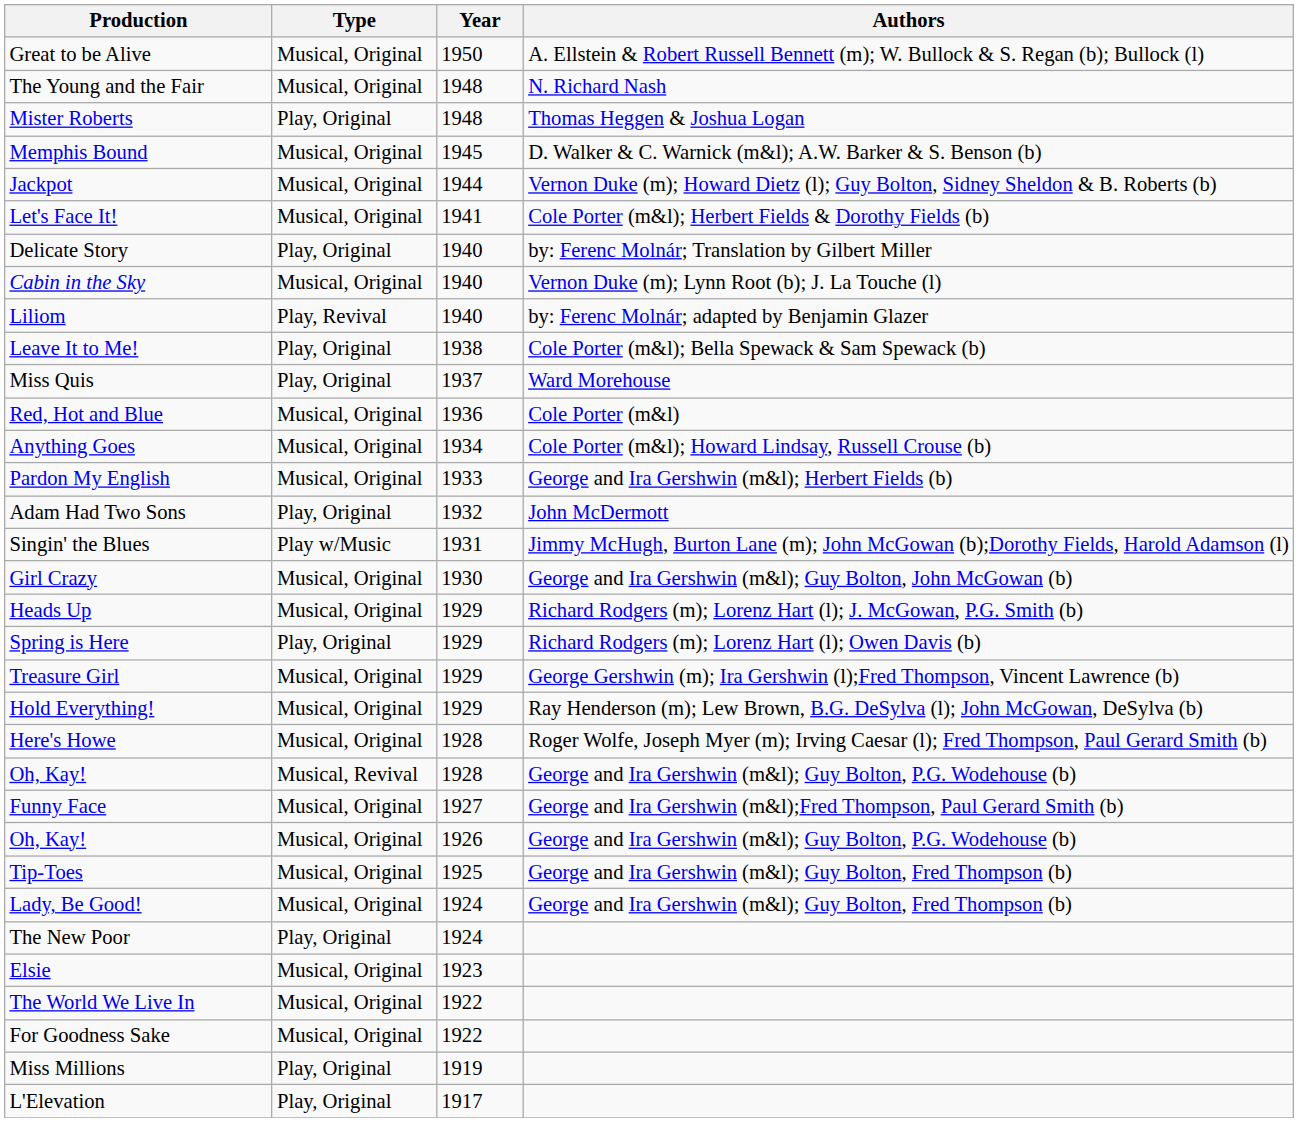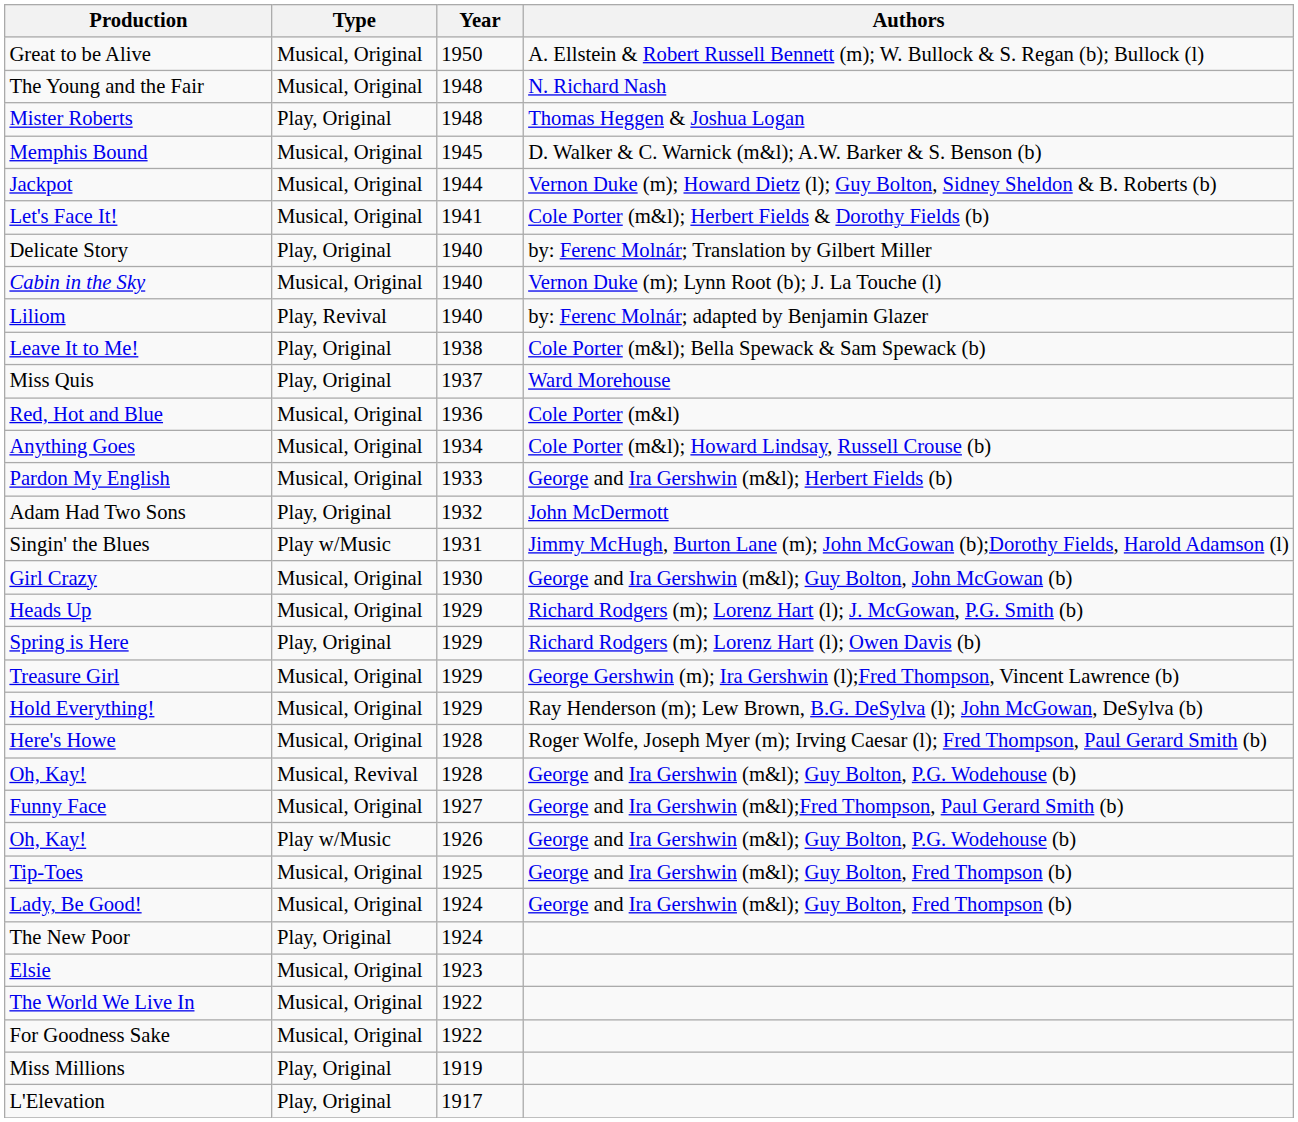(350, 839) Musical, Original -> (334, 839) Play w/Music
